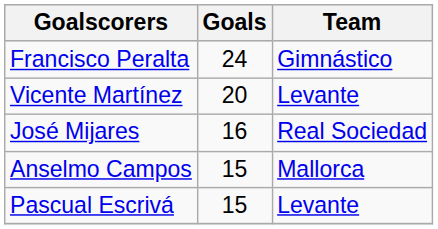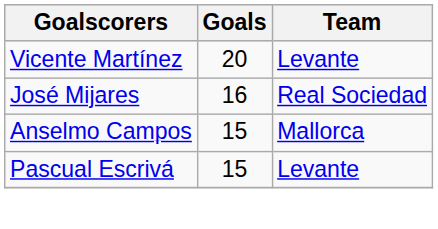- row: (100, 59)
